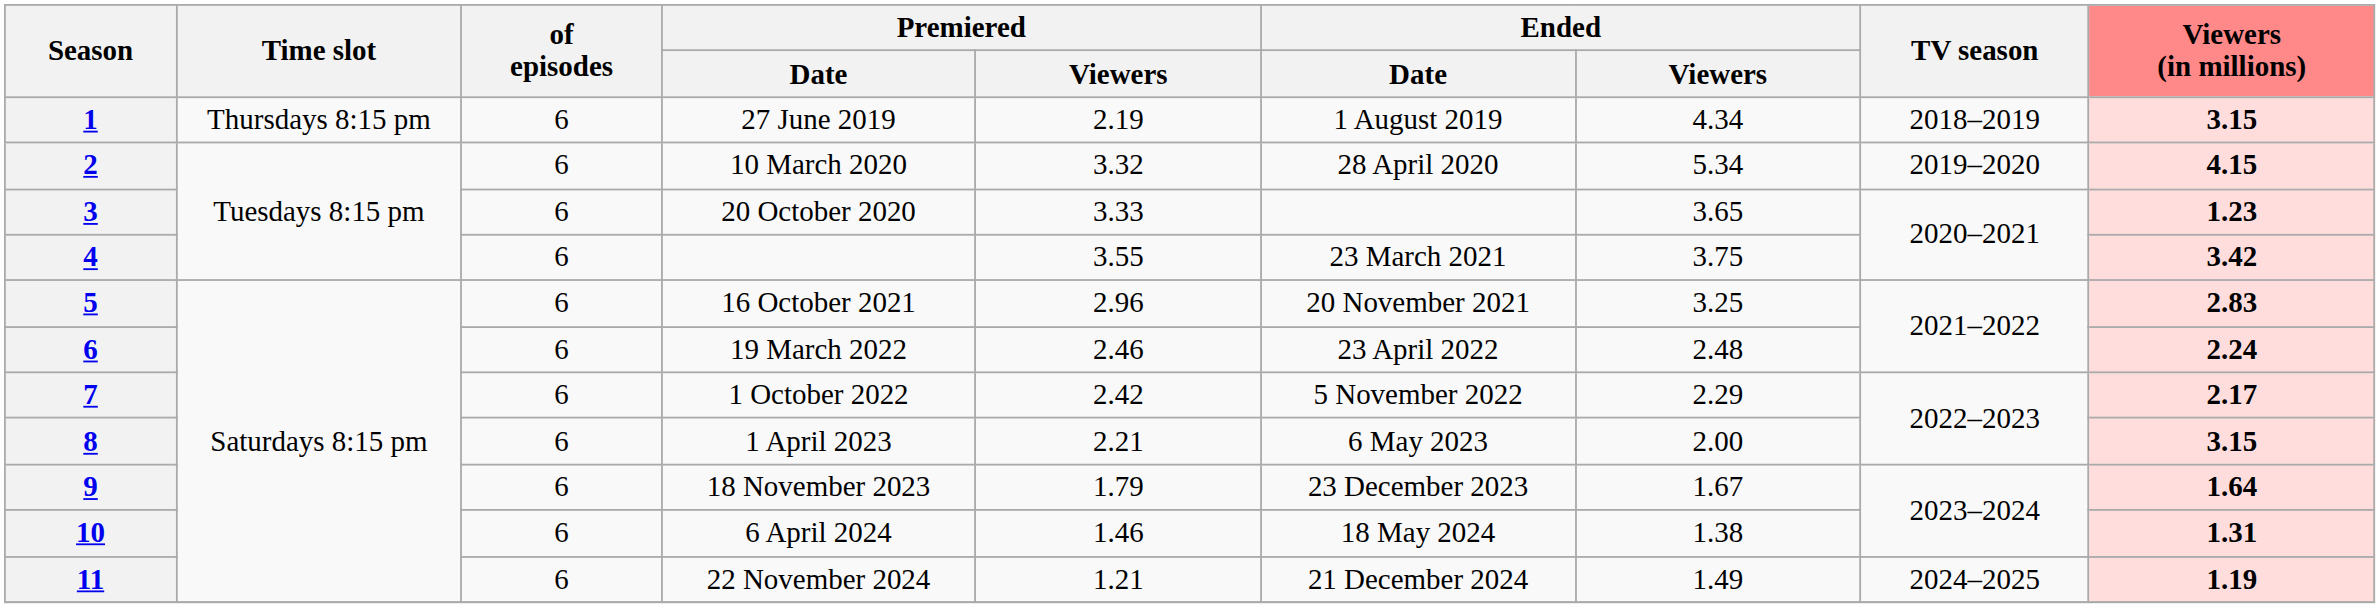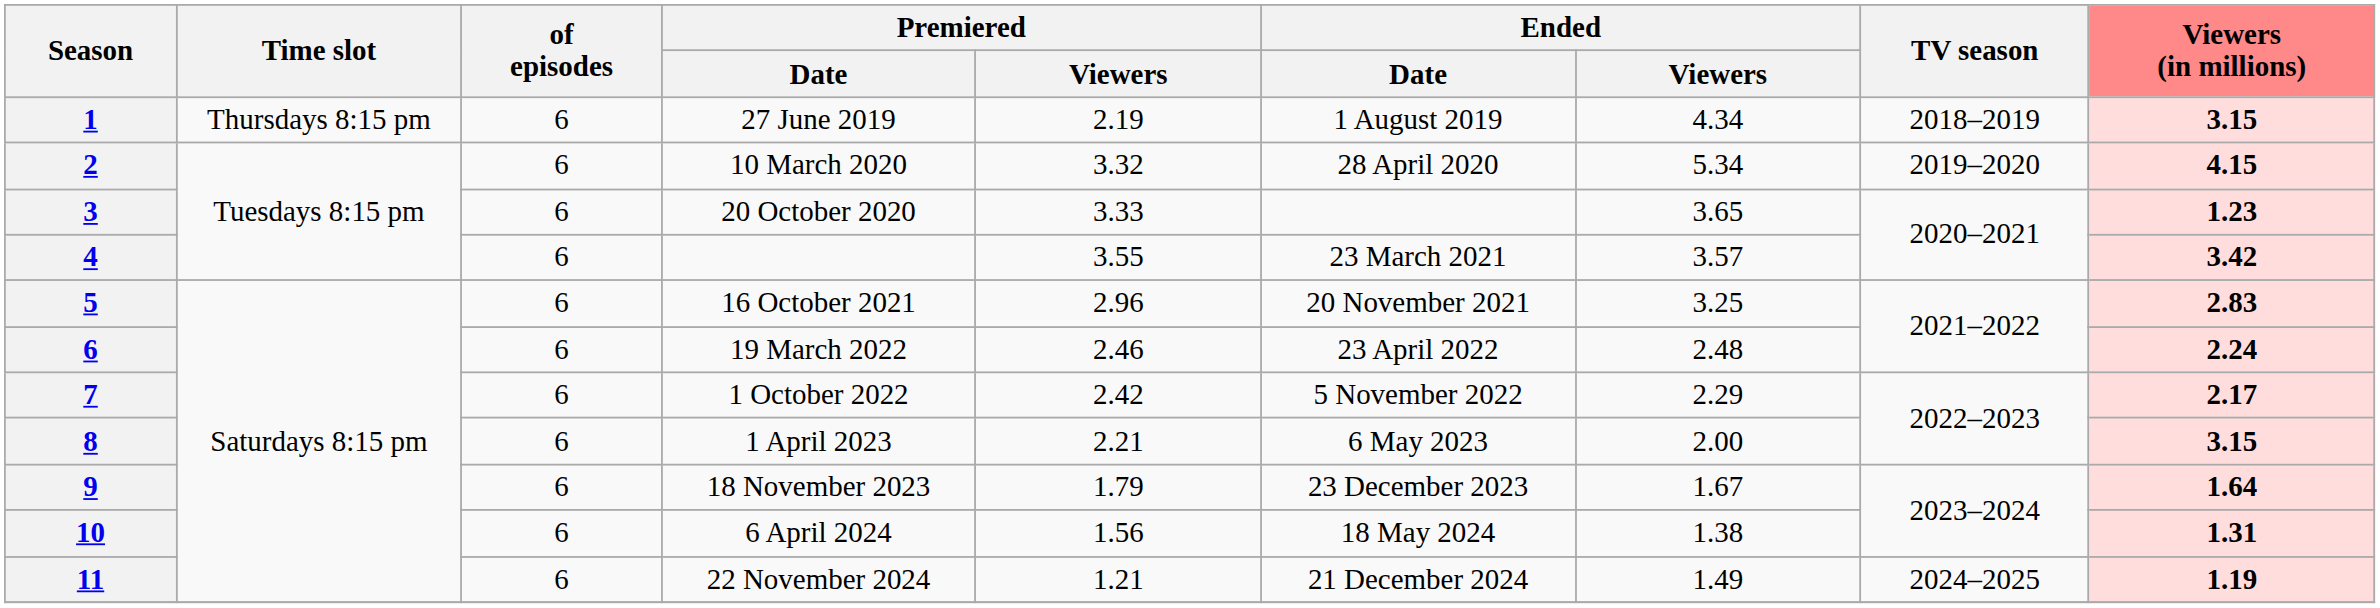(1718, 257) 3.75 -> (1718, 257) 3.57
(1118, 532) 1.46 -> (1118, 532) 1.56
